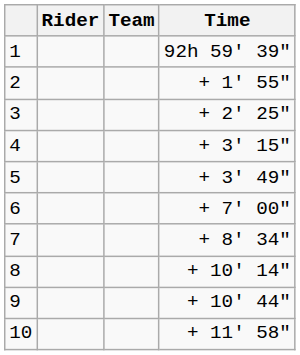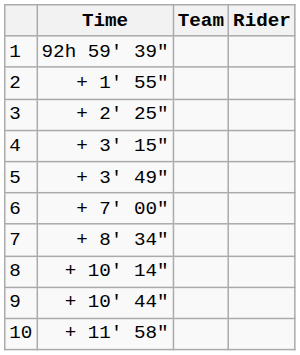columns swapped: (70, 20) <-> (227, 20)
